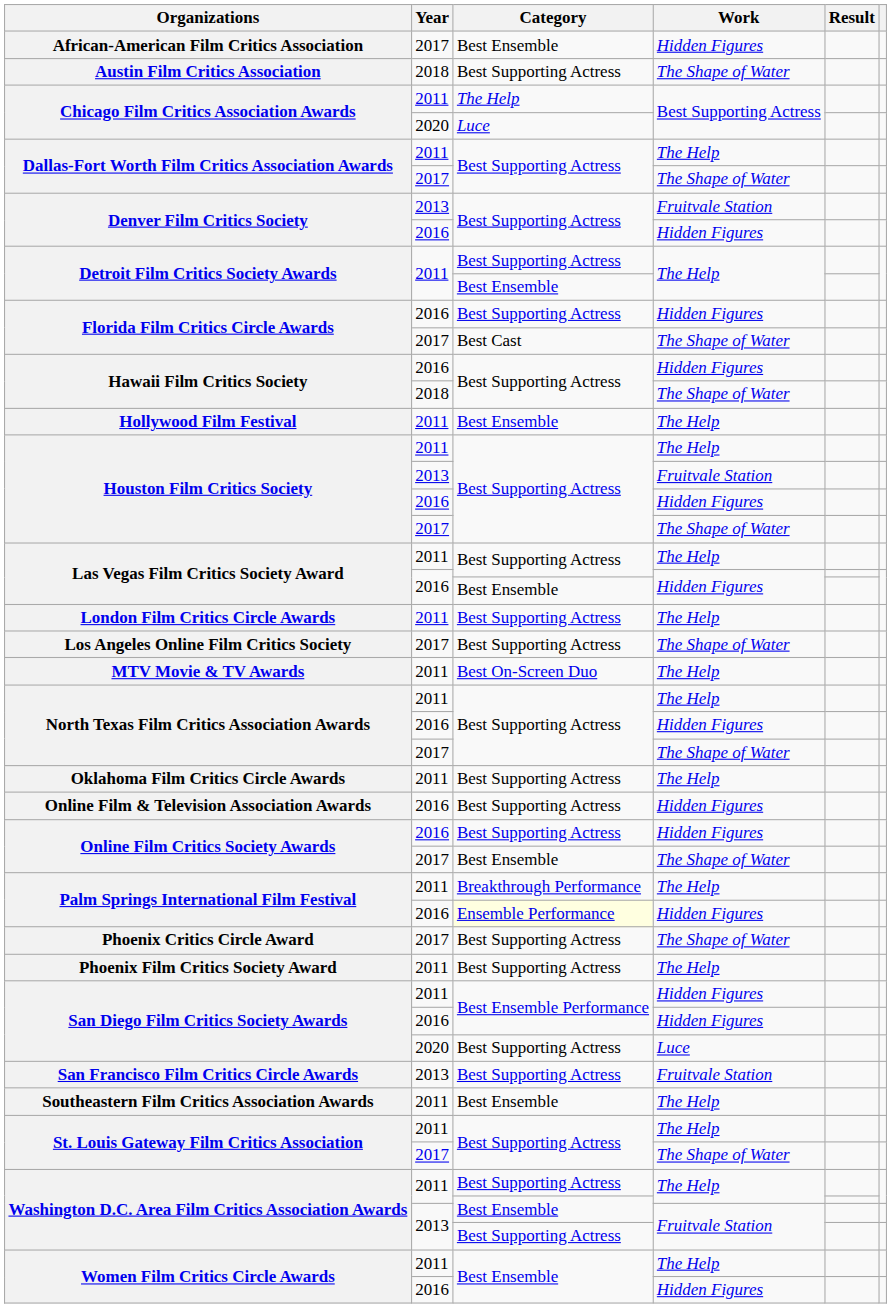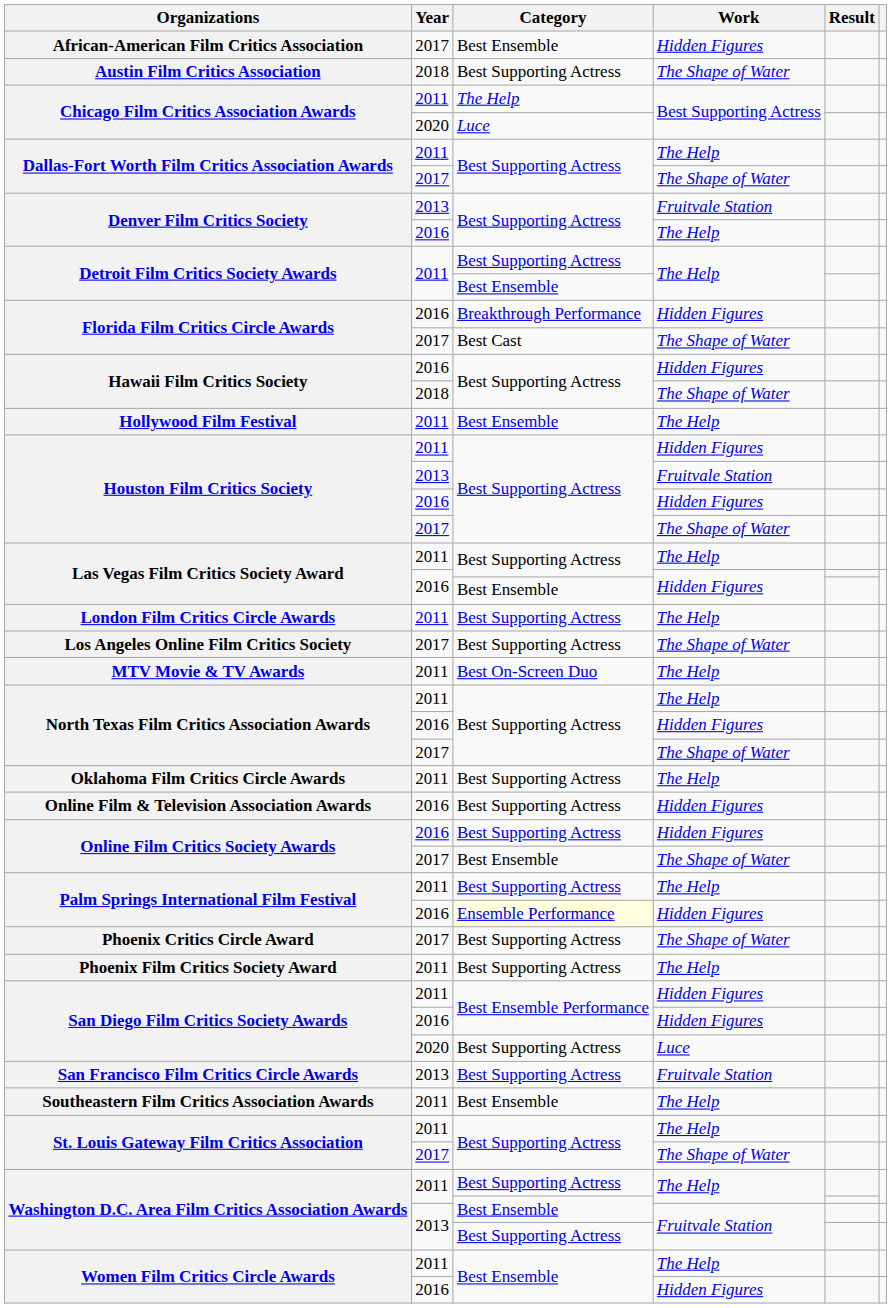(710, 233) Hidden Figures -> (688, 233) The Help
(539, 313) Best Supporting Actress -> (549, 313) Breakthrough Performance
(688, 448) The Help -> (710, 448) Hidden Figures
(549, 886) Breakthrough Performance -> (539, 886) Best Supporting Actress
